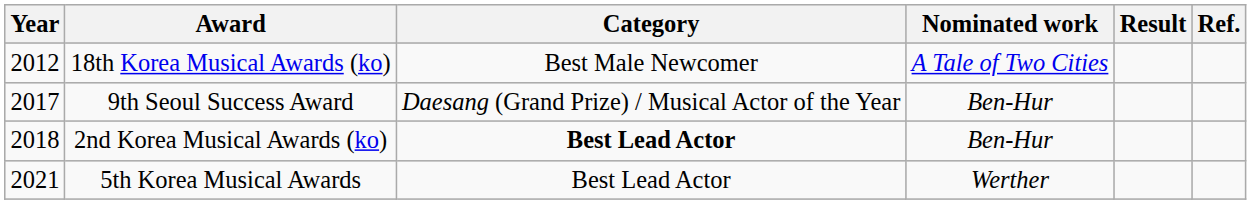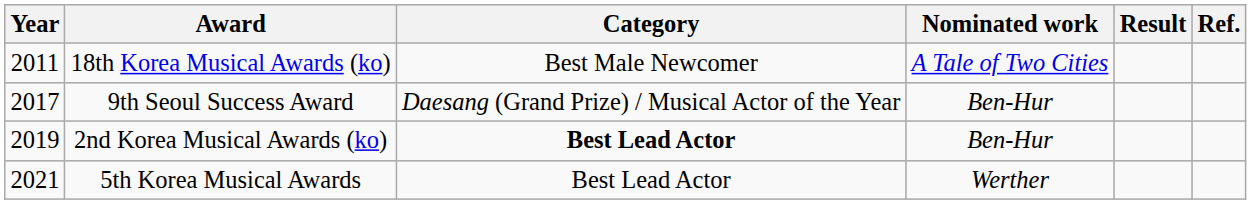(35, 62) 2012 -> (35, 62) 2011
(35, 140) 2018 -> (35, 140) 2019
